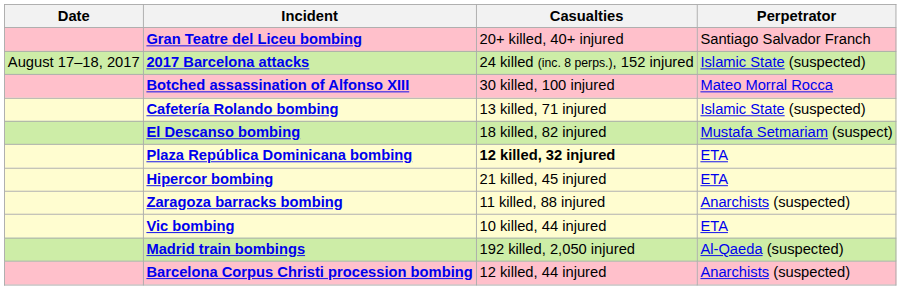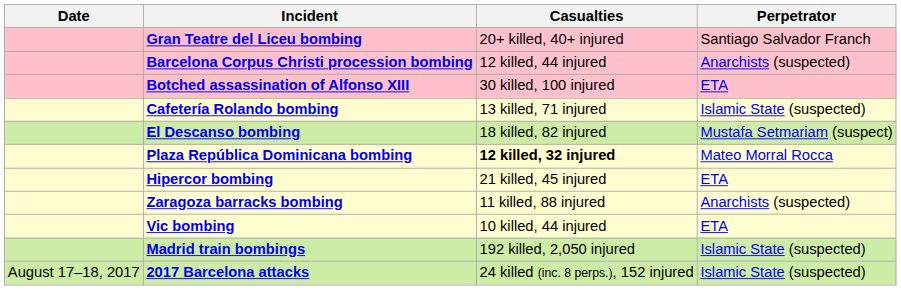rows swapped: (310, 272) <-> (228, 62)
(767, 86) Mateo Morral Rocca -> (714, 86) ETA
(714, 156) ETA -> (767, 156) Mateo Morral Rocca
(772, 249) Al-Qaeda (suspected) -> (783, 249) Islamic State (suspected)
